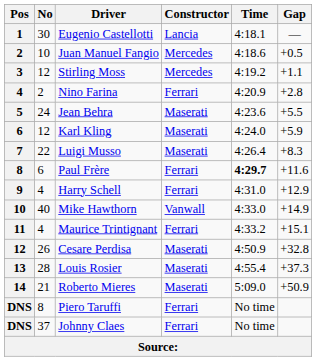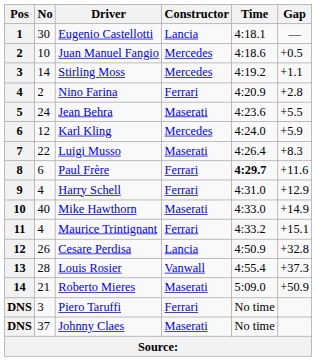(44, 72) 12 -> (44, 72) 14
(186, 131) Maserati -> (189, 131) Mercedes
(185, 209) Vanwall -> (186, 209) Maserati
(186, 248) Maserati -> (181, 248) Lancia
(186, 268) Maserati -> (185, 268) Vanwall
(41, 307) 8 -> (41, 307) 3
(181, 326) Ferrari -> (186, 326) Maserati
